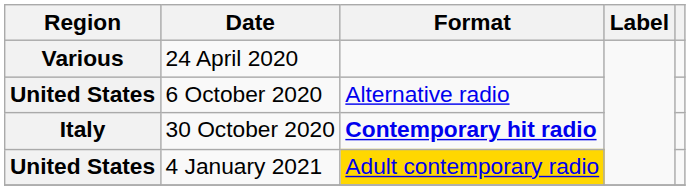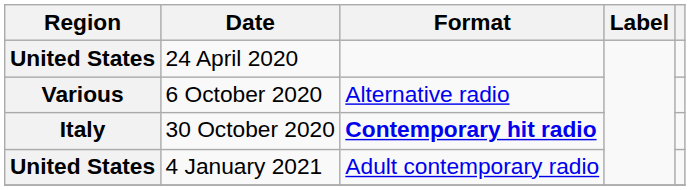(83, 58) Various -> (83, 58) United States
(83, 94) United States -> (83, 94) Various
(472, 166) gold background -> (472, 166) no background
